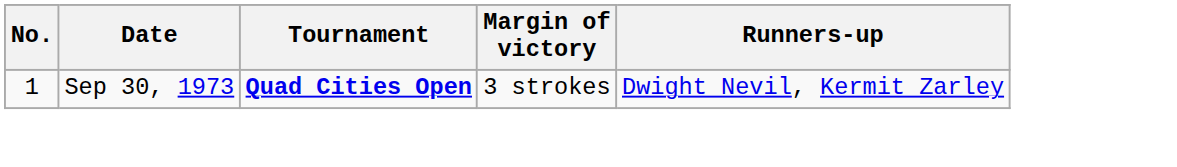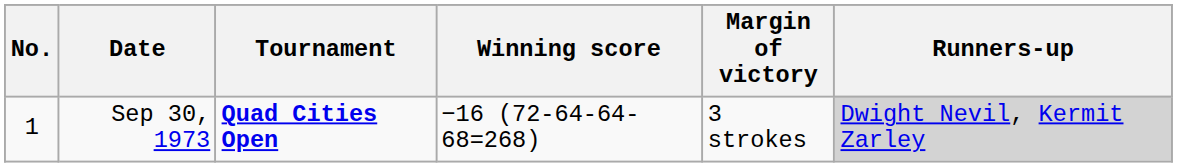+ column: (569, 51)
(813, 89) no background -> (982, 129) lightgrey background
